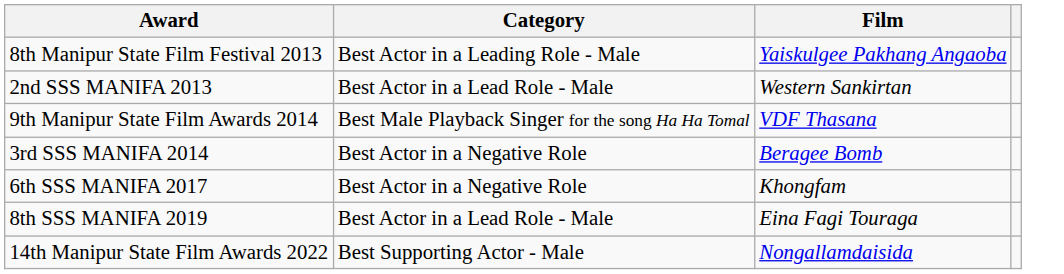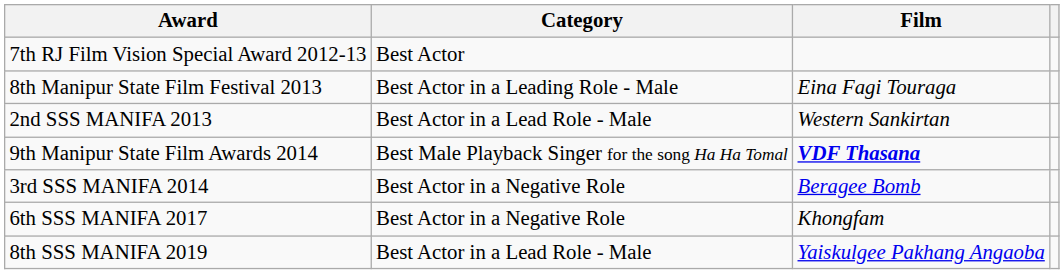+ row: (188, 53)
(883, 53) Yaiskulgee Pakhang Angaoba -> (877, 86) Eina Fagi Touraga
(818, 119) normal -> (859, 152) bold
(839, 218) Eina Fagi Touraga -> (921, 251) Yaiskulgee Pakhang Angaoba
- row: (169, 251)
